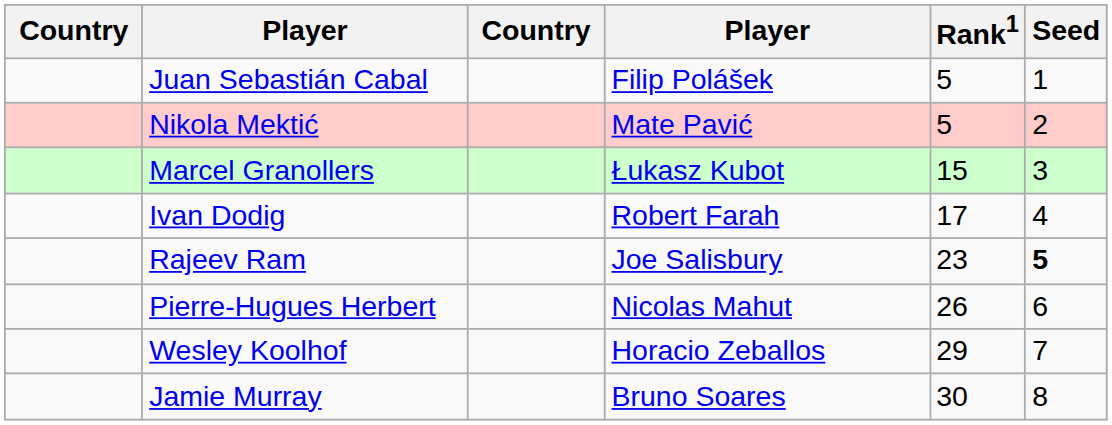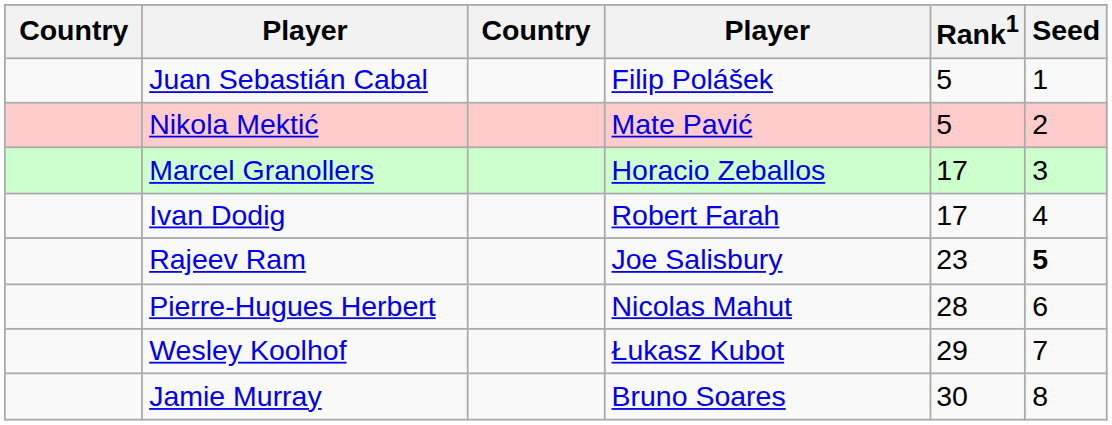(698, 170) Łukasz Kubot -> (718, 170) Horacio Zeballos
(952, 170) 15 -> (952, 170) 17
(952, 305) 26 -> (952, 305) 28
(718, 350) Horacio Zeballos -> (698, 350) Łukasz Kubot
